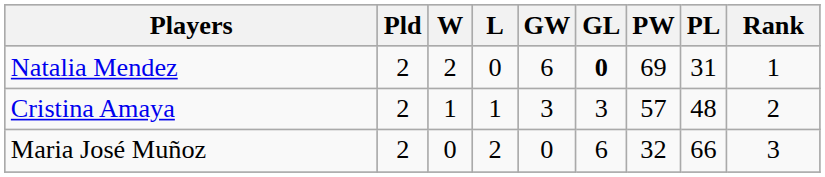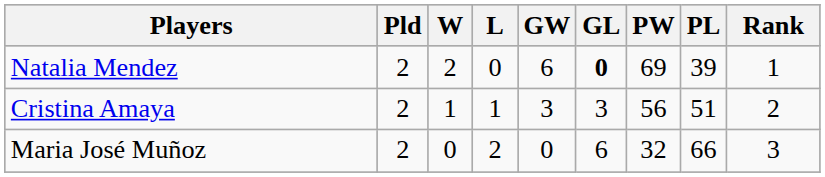(703, 66) 31 -> (703, 66) 39
(653, 108) 57 -> (653, 108) 56
(703, 108) 48 -> (703, 108) 51
